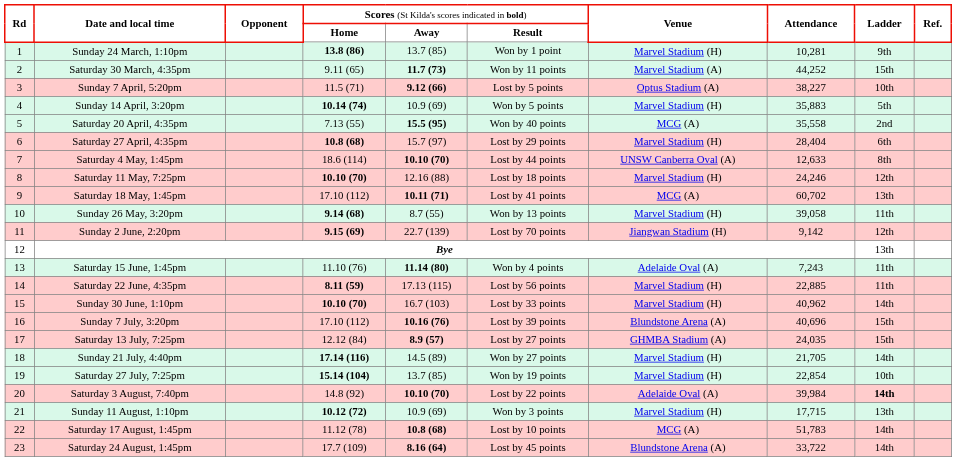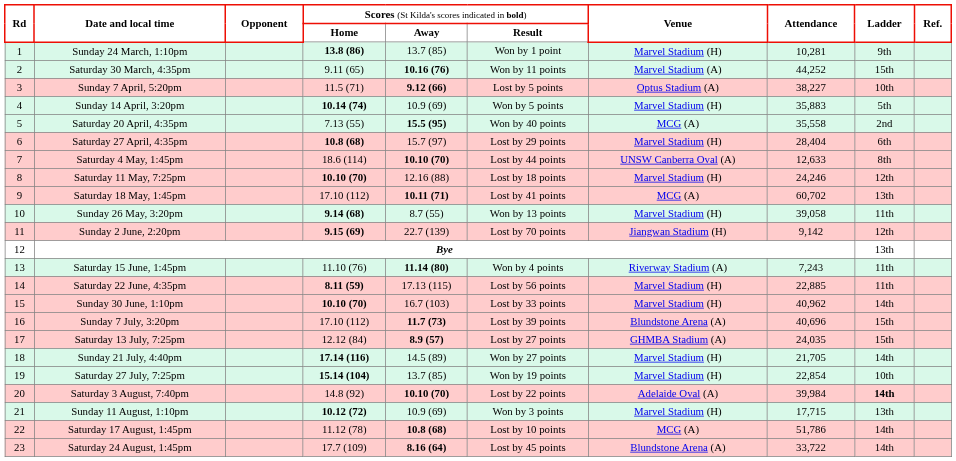(426, 69) 11.7 (73) -> (426, 69) 10.16 (76)
(678, 267) Adelaide Oval (A) -> (678, 267) Riverway Stadium (A)
(426, 321) 10.16 (76) -> (426, 321) 11.7 (73)
(811, 429) 51,783 -> (811, 429) 51,786
